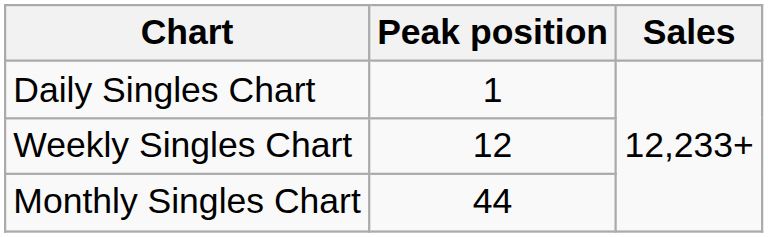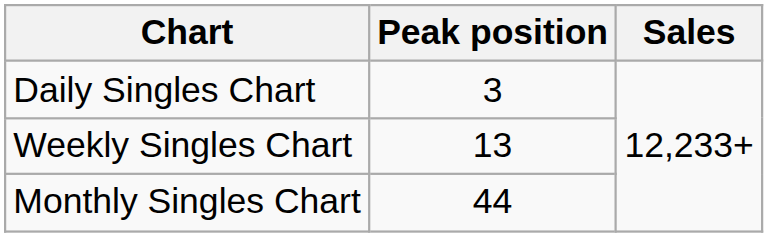(493, 88) 1 -> (493, 88) 3
(493, 145) 12 -> (493, 145) 13
